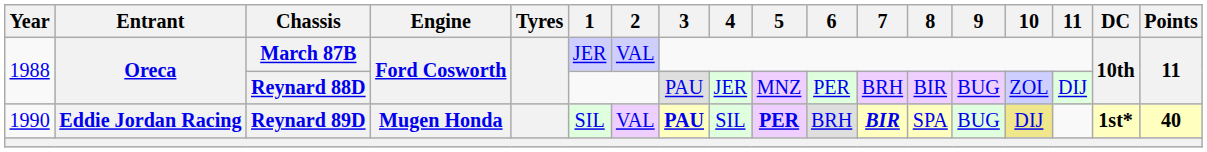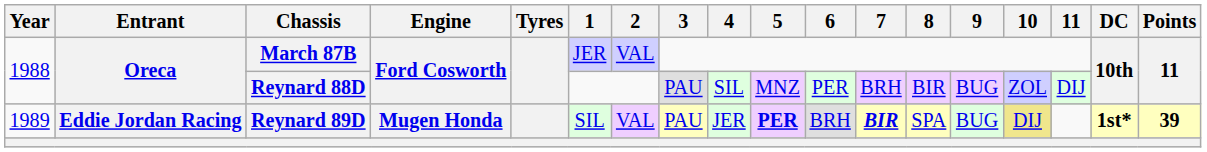(730, 87) JER -> (729, 87) SIL
(30, 120) 1990 -> (30, 120) 1989
(684, 120) bold -> (683, 120) normal
(730, 120) SIL -> (729, 120) JER
(1171, 120) 40 -> (1170, 120) 39
